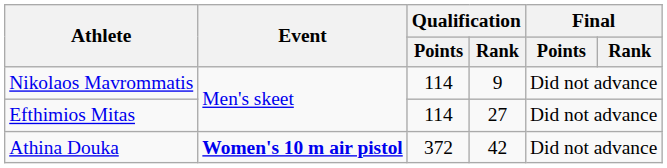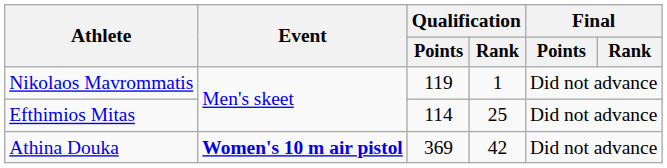(438, 83) 114 -> (438, 83) 119
(498, 83) 9 -> (498, 83) 1
(498, 115) 27 -> (498, 115) 25
(438, 147) 372 -> (438, 147) 369
